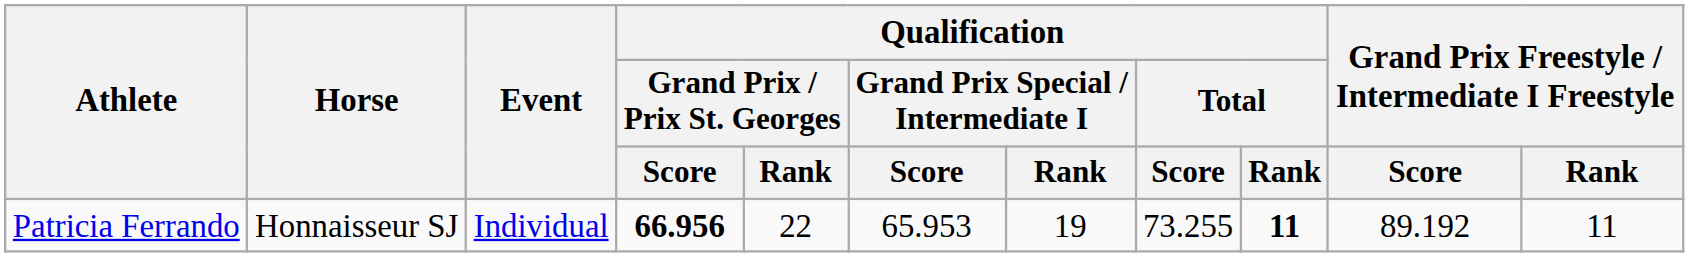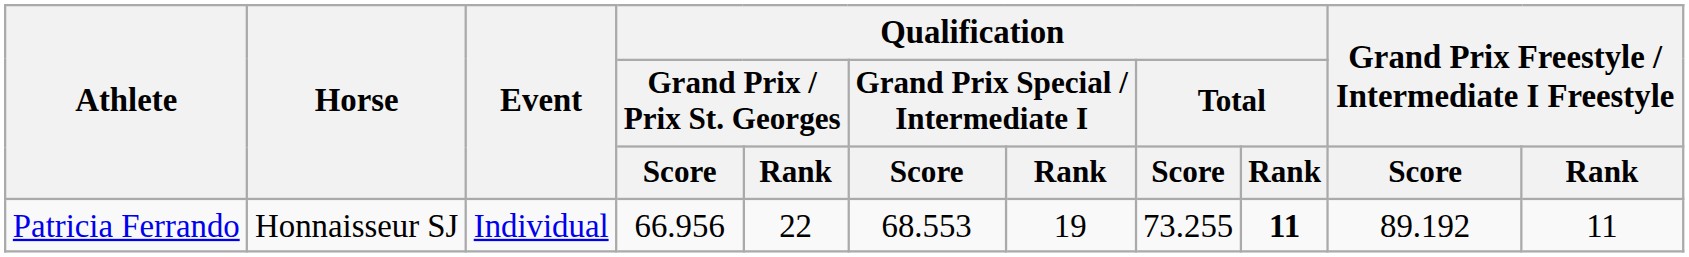(680, 225) bold -> (680, 225) normal
(927, 225) 65.953 -> (927, 225) 68.553
